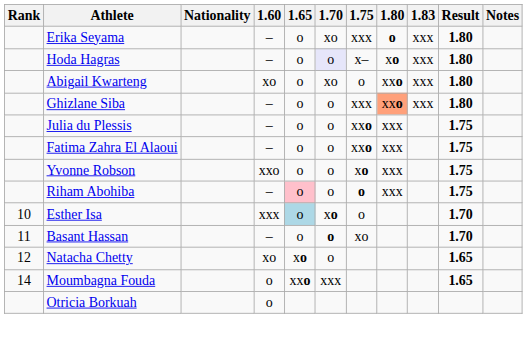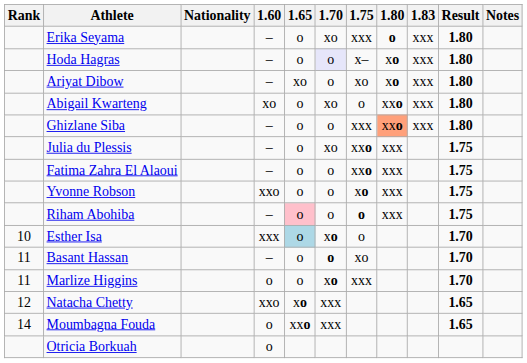+ row: (85, 81)
(331, 125) o -> (331, 147) xo
+ row: (92, 280)
(269, 258) xo -> (269, 302) xxo
(331, 258) o -> (331, 302) xxx
